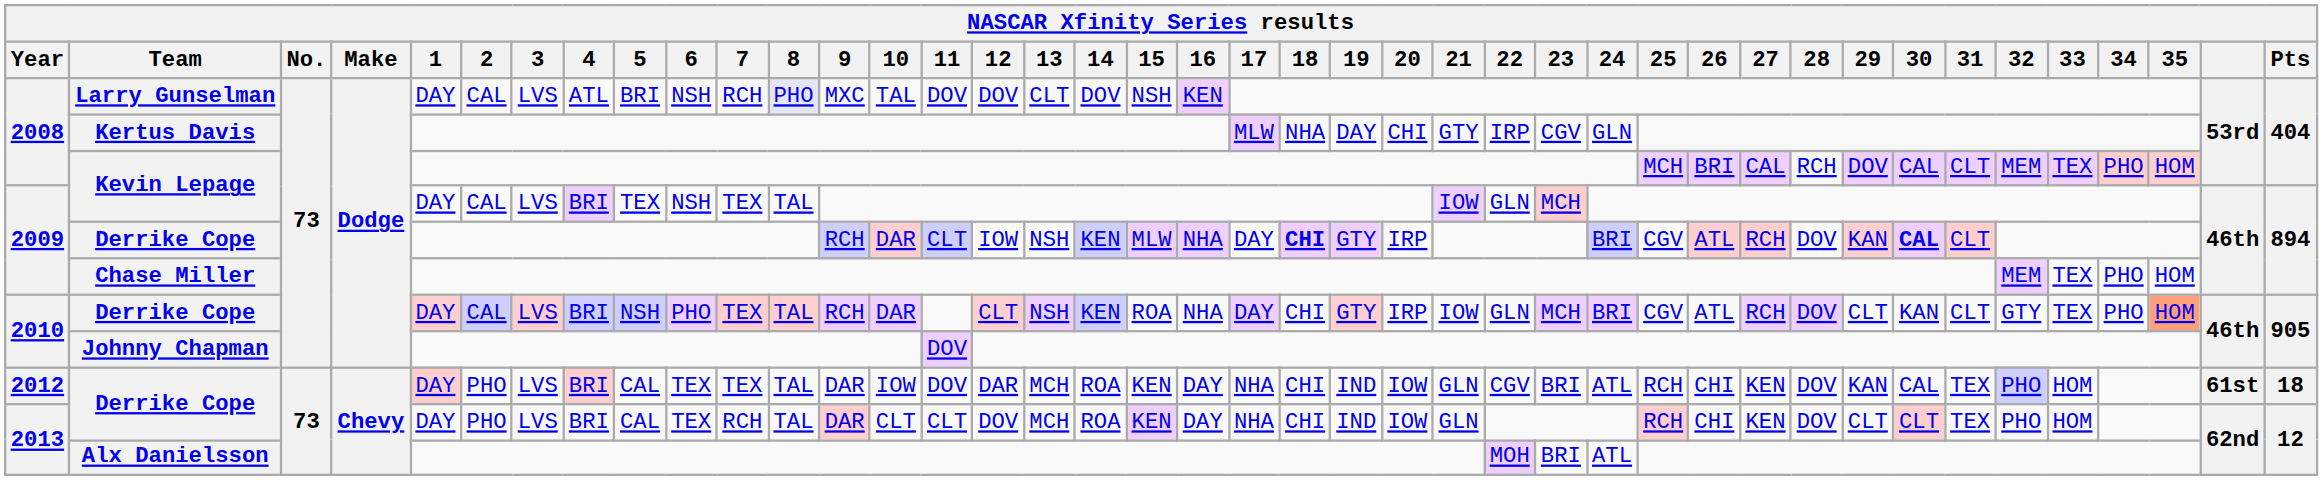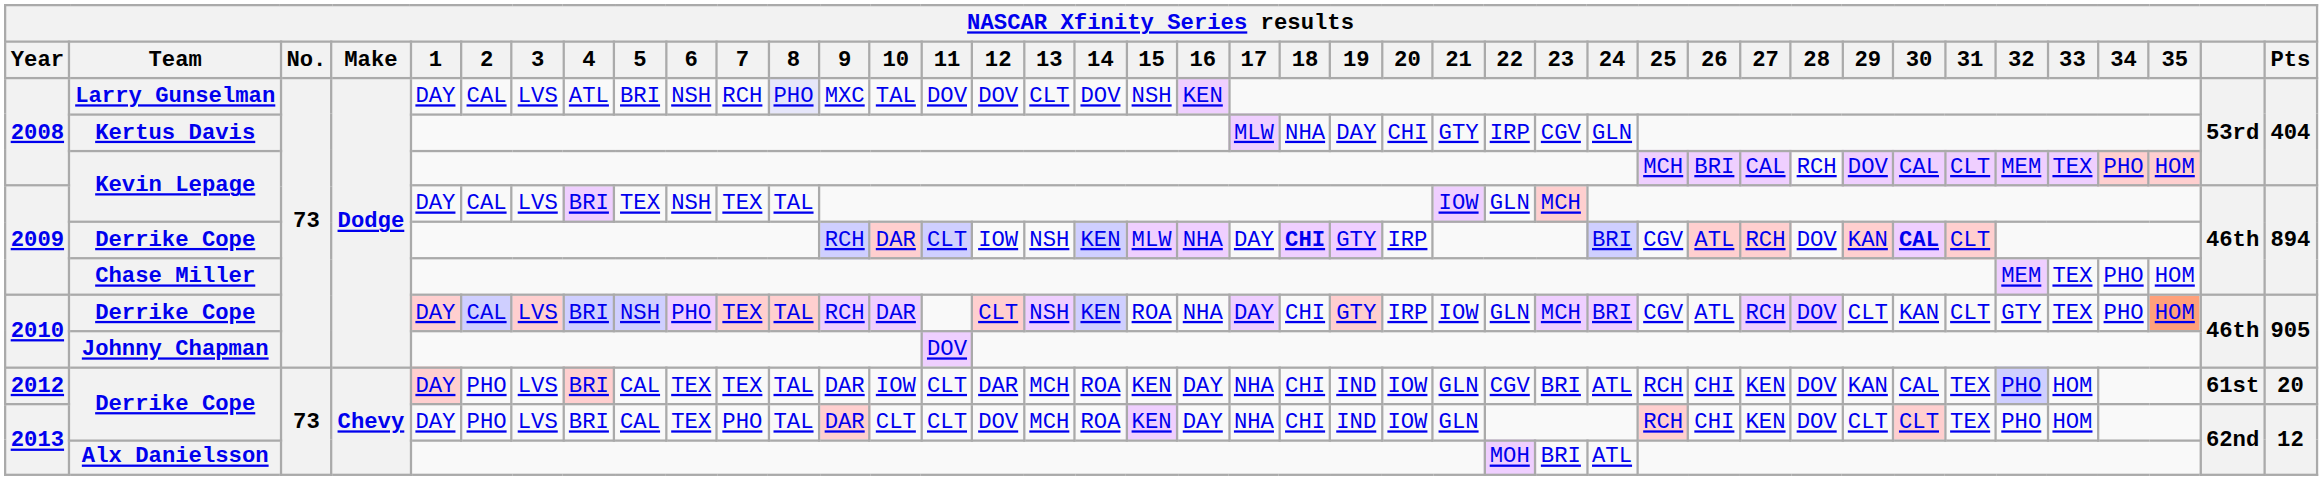(947, 385) DOV -> (947, 385) CLT
(2290, 385) 18 -> (2290, 385) 20
(742, 421) RCH -> (742, 421) PHO
